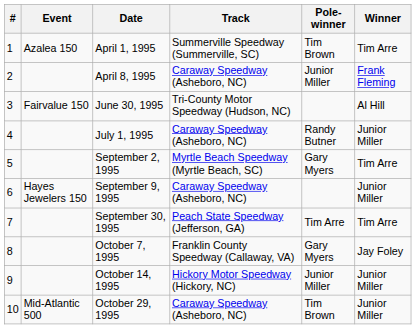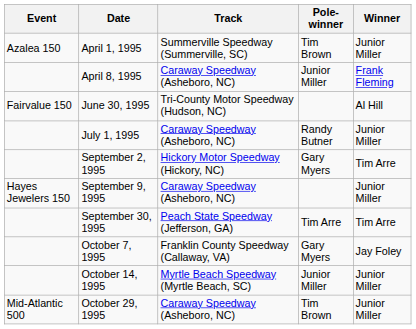- column: (13, 19)
(377, 48) Tim Arre -> (370, 48) Junior Miller
(230, 164) Myrtle Beach Speedway (Myrtle Beach, SC) -> (220, 164) Hickory Motor Speedway (Hickory, NC)
(232, 280) Hickory Motor Speedway (Hickory, NC) -> (218, 280) Myrtle Beach Speedway (Myrtle Beach, SC)
